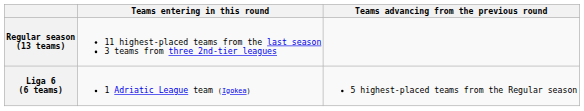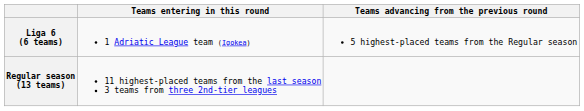rows swapped: (41, 42) <-> (41, 86)
